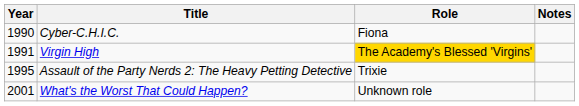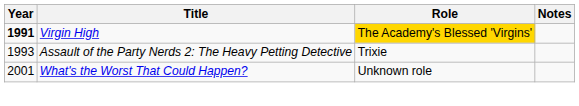- row: (80, 33)
(21, 52) normal -> (21, 33) bold
(21, 71) 1995 -> (21, 52) 1993
